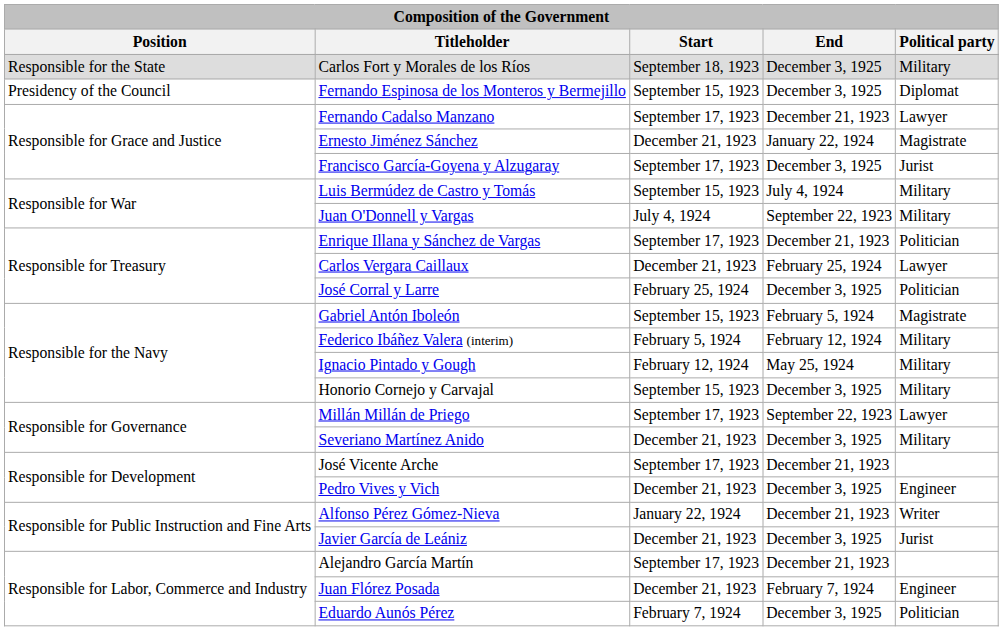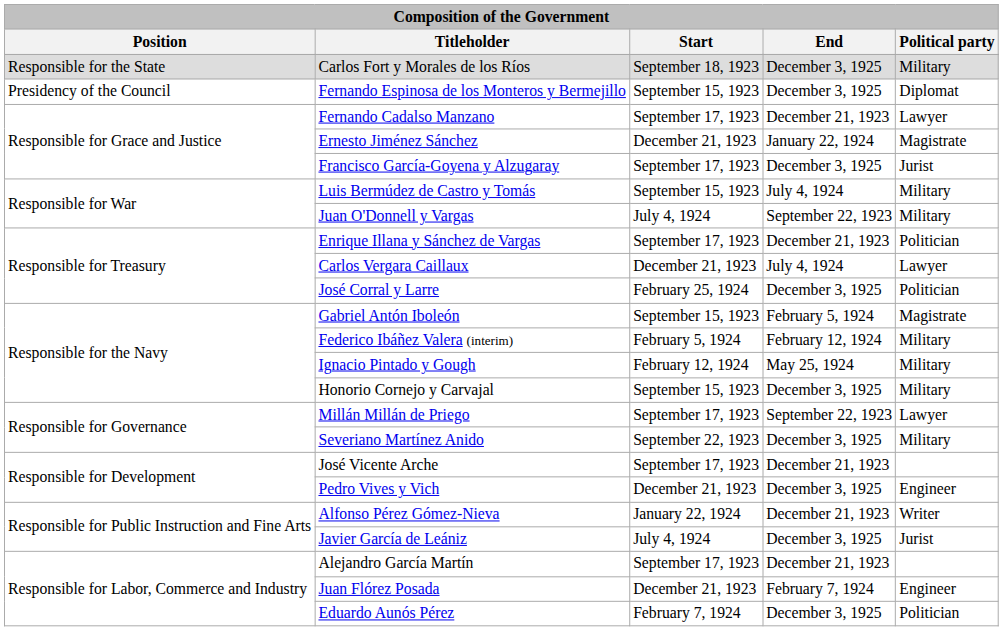(824, 265) February 25, 1924 -> (805, 265) July 4, 1924
(695, 439) December 21, 1923 -> (696, 439) September 22, 1923
(695, 539) December 21, 1923 -> (672, 539) July 4, 1924
